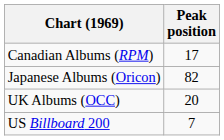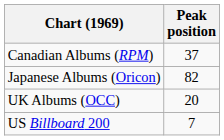(192, 54) 17 -> (192, 54) 37
